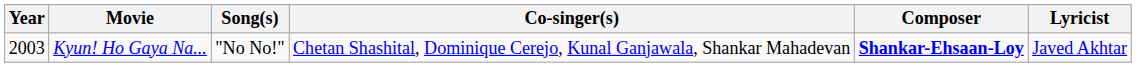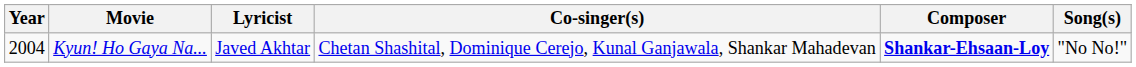columns swapped: (250, 18) <-> (1080, 18)
(27, 47) 2003 -> (27, 47) 2004
